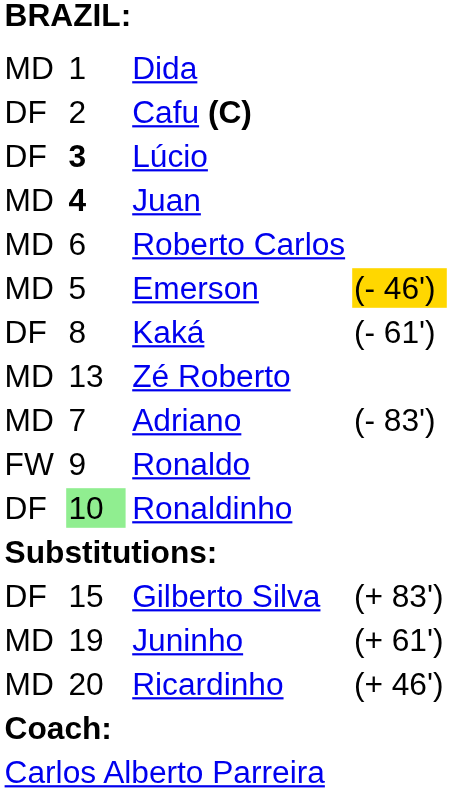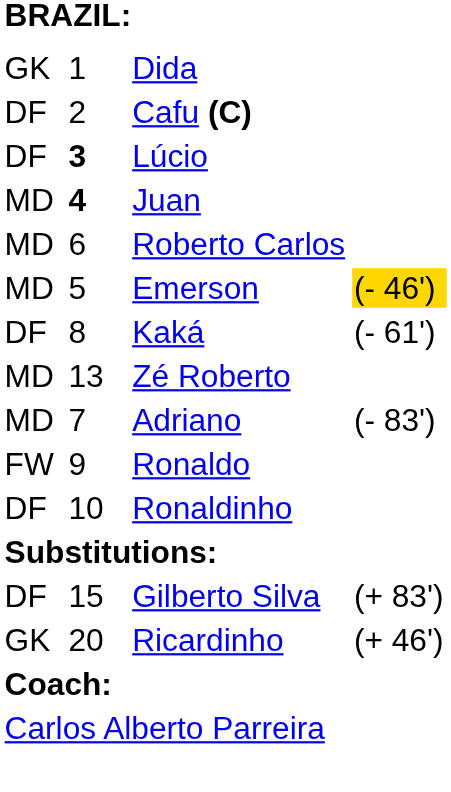(29, 68) MD -> (27, 68) GK
(86, 508) lightgreen background -> (86, 508) no background
- row: (188, 640)
(29, 684) MD -> (27, 640) GK
